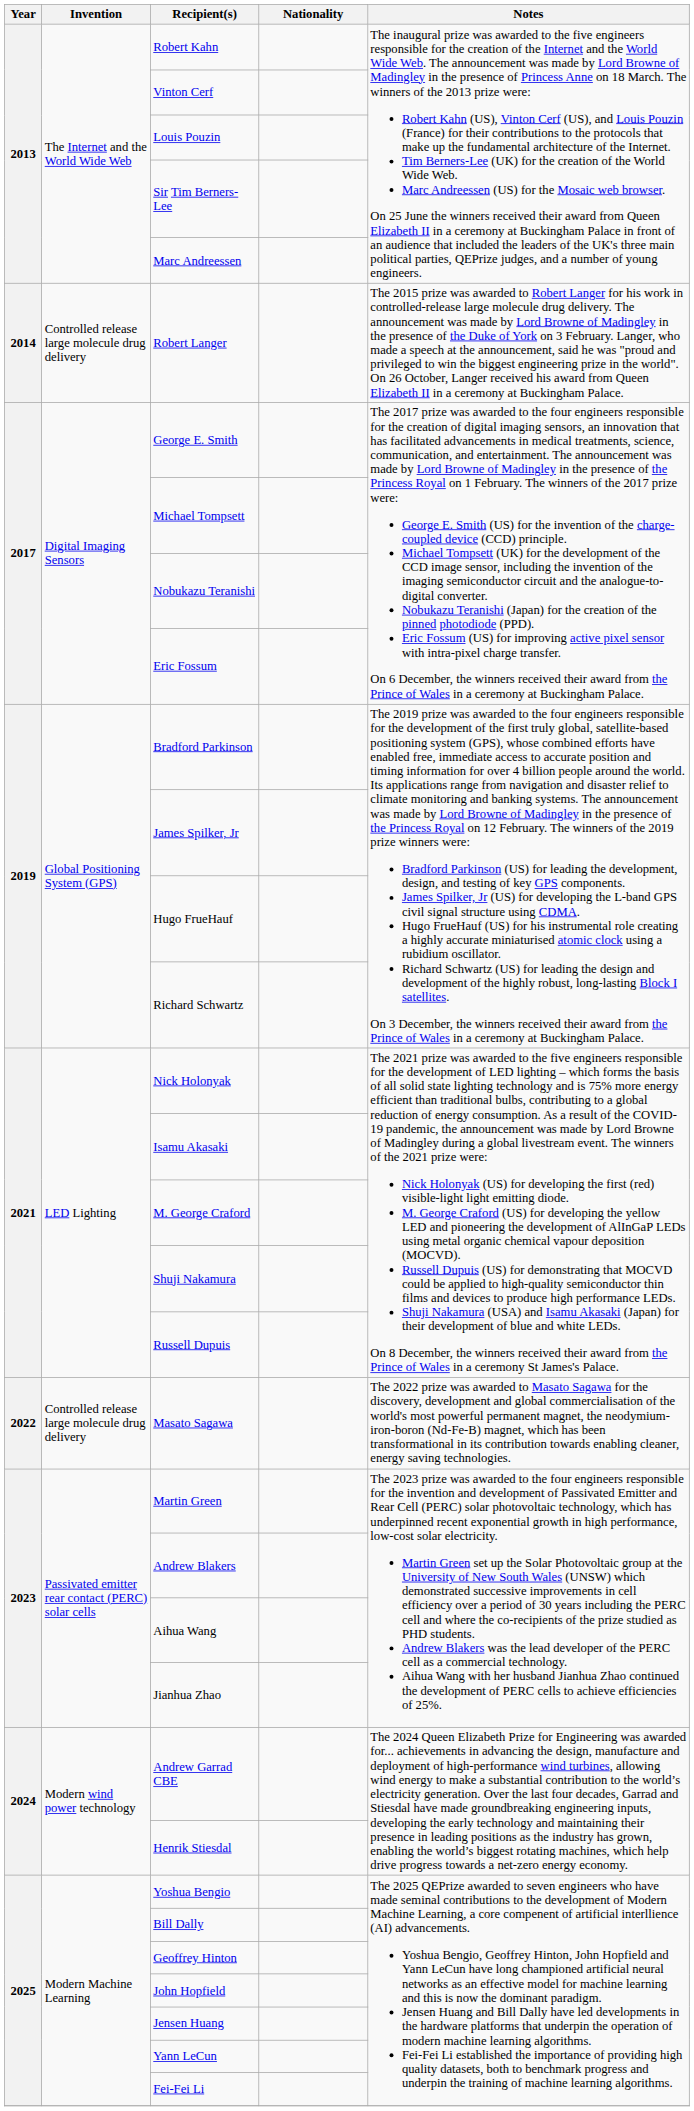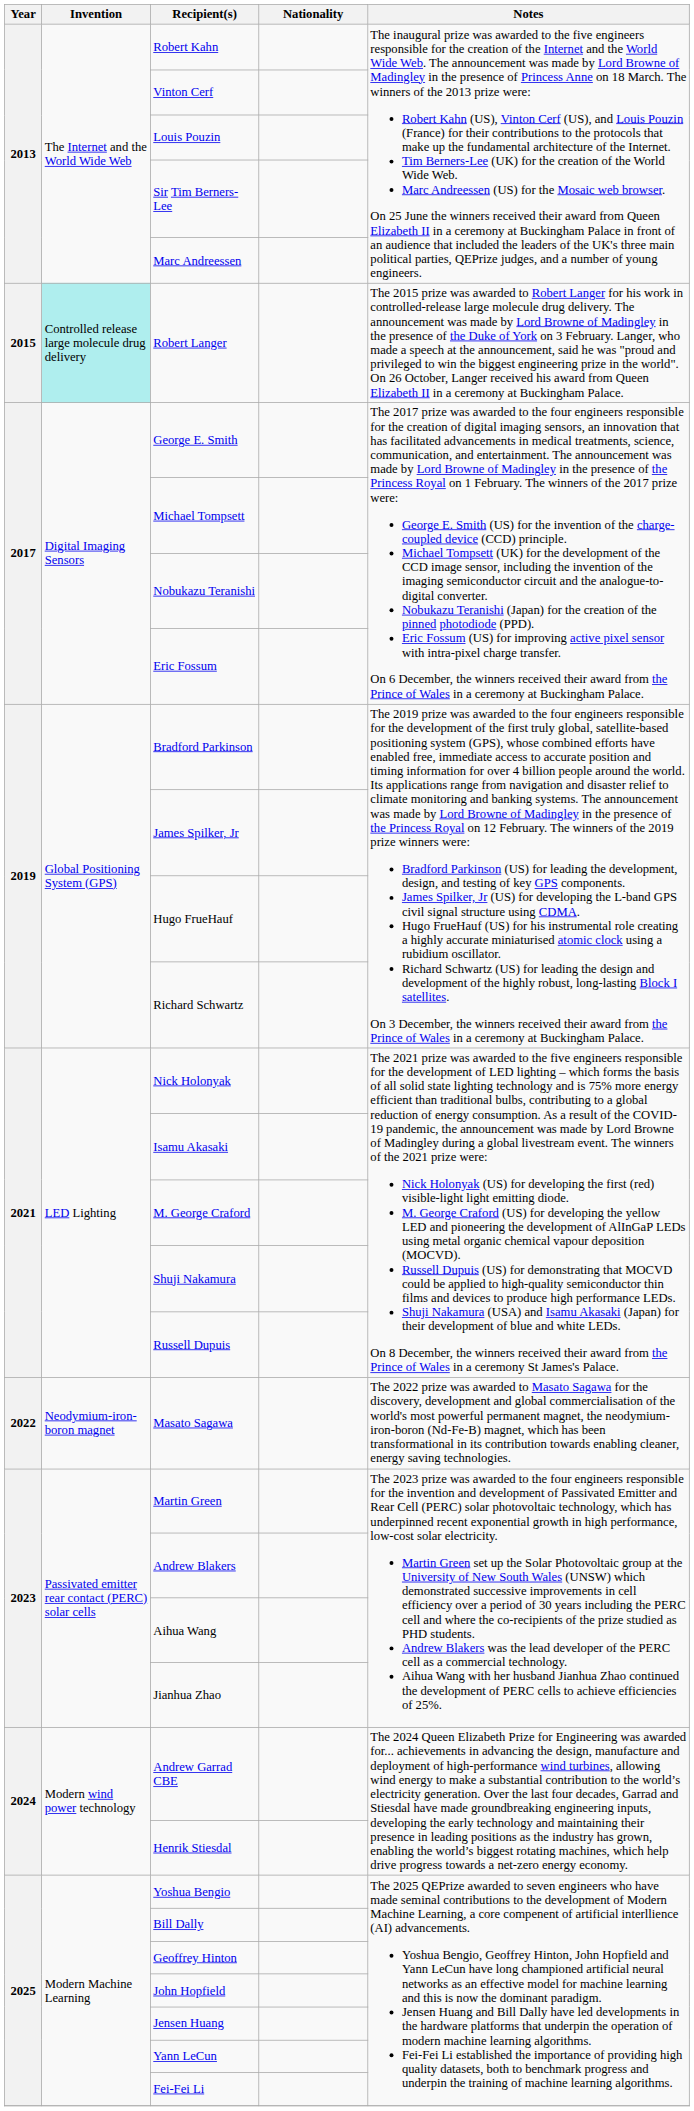(23, 342) 2014 -> (23, 342) 2015
(95, 342) no background -> (95, 342) paleturquoise background
(95, 1423) Controlled release large molecule drug delivery -> (91, 1423) Neodymium-iron-boron magnet
